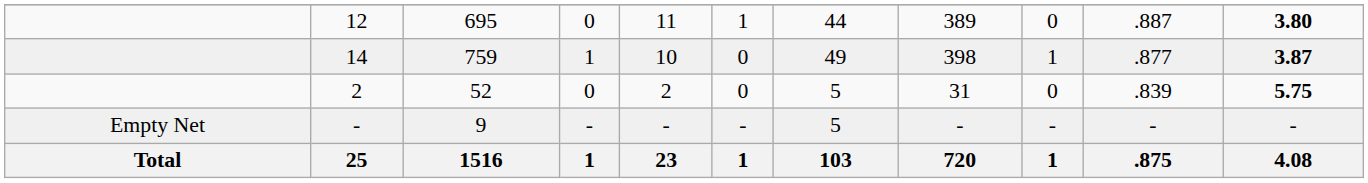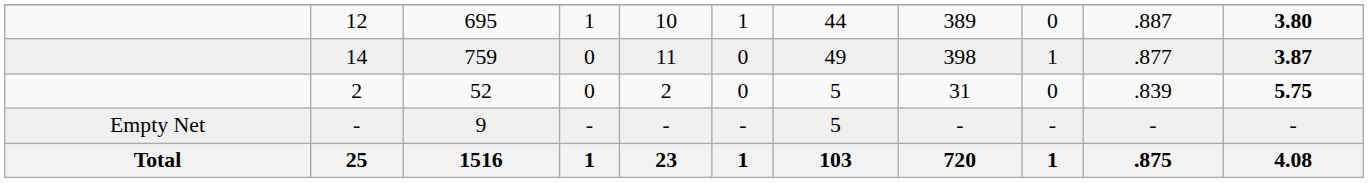(589, 21) 0 -> (589, 21) 1
(666, 21) 11 -> (666, 21) 10
(589, 56) 1 -> (589, 56) 0
(666, 56) 10 -> (666, 56) 11
